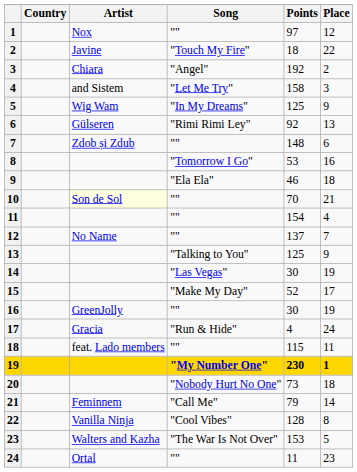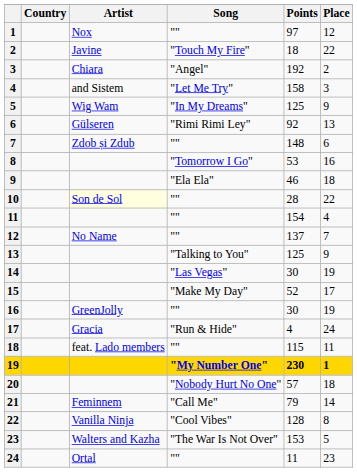(292, 198) 70 -> (292, 198) 28
(329, 198) 21 -> (329, 198) 22
(292, 384) 73 -> (292, 384) 57
